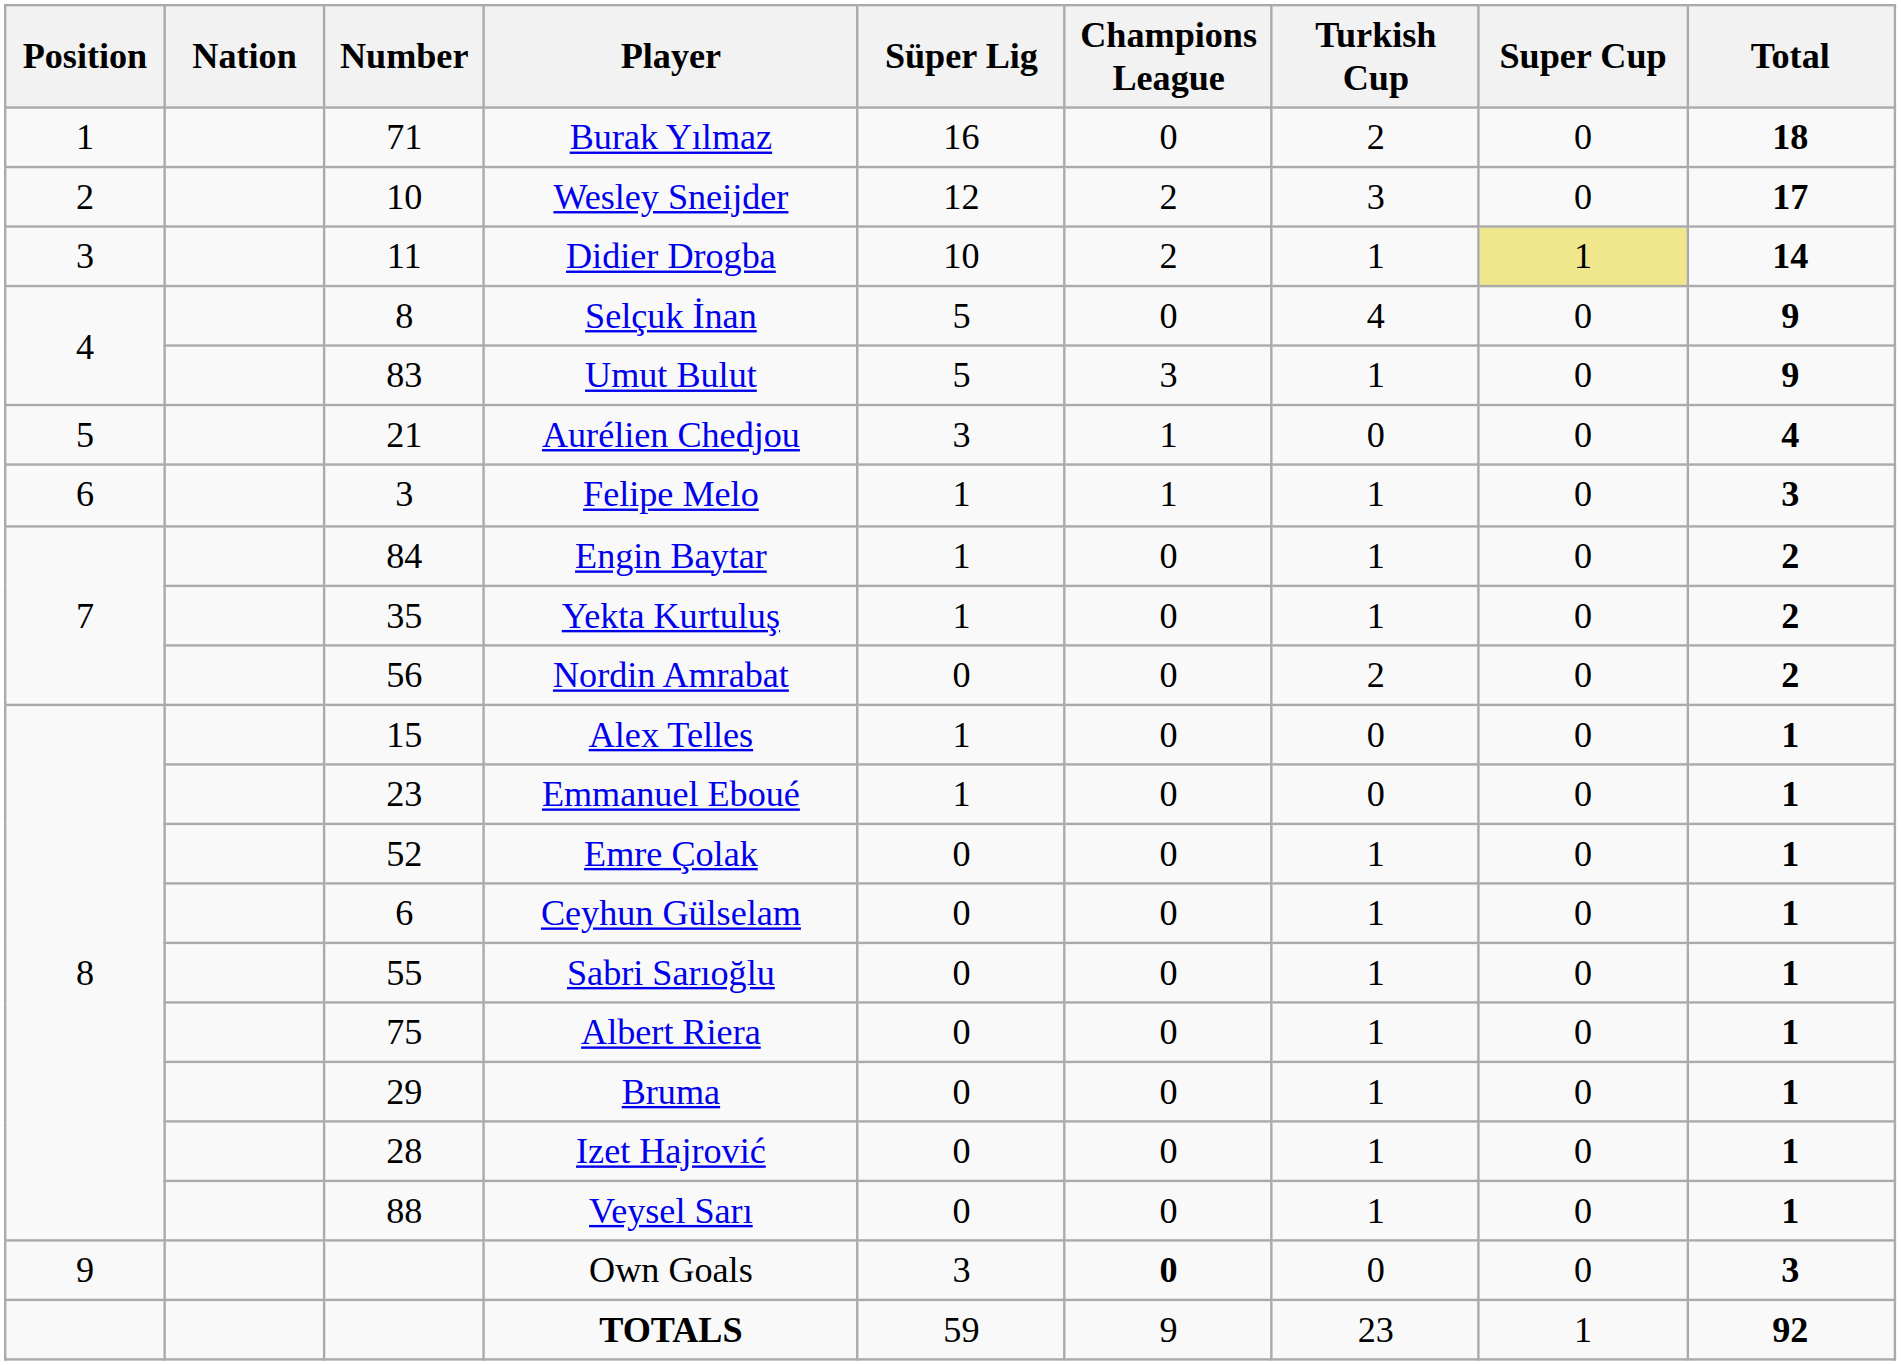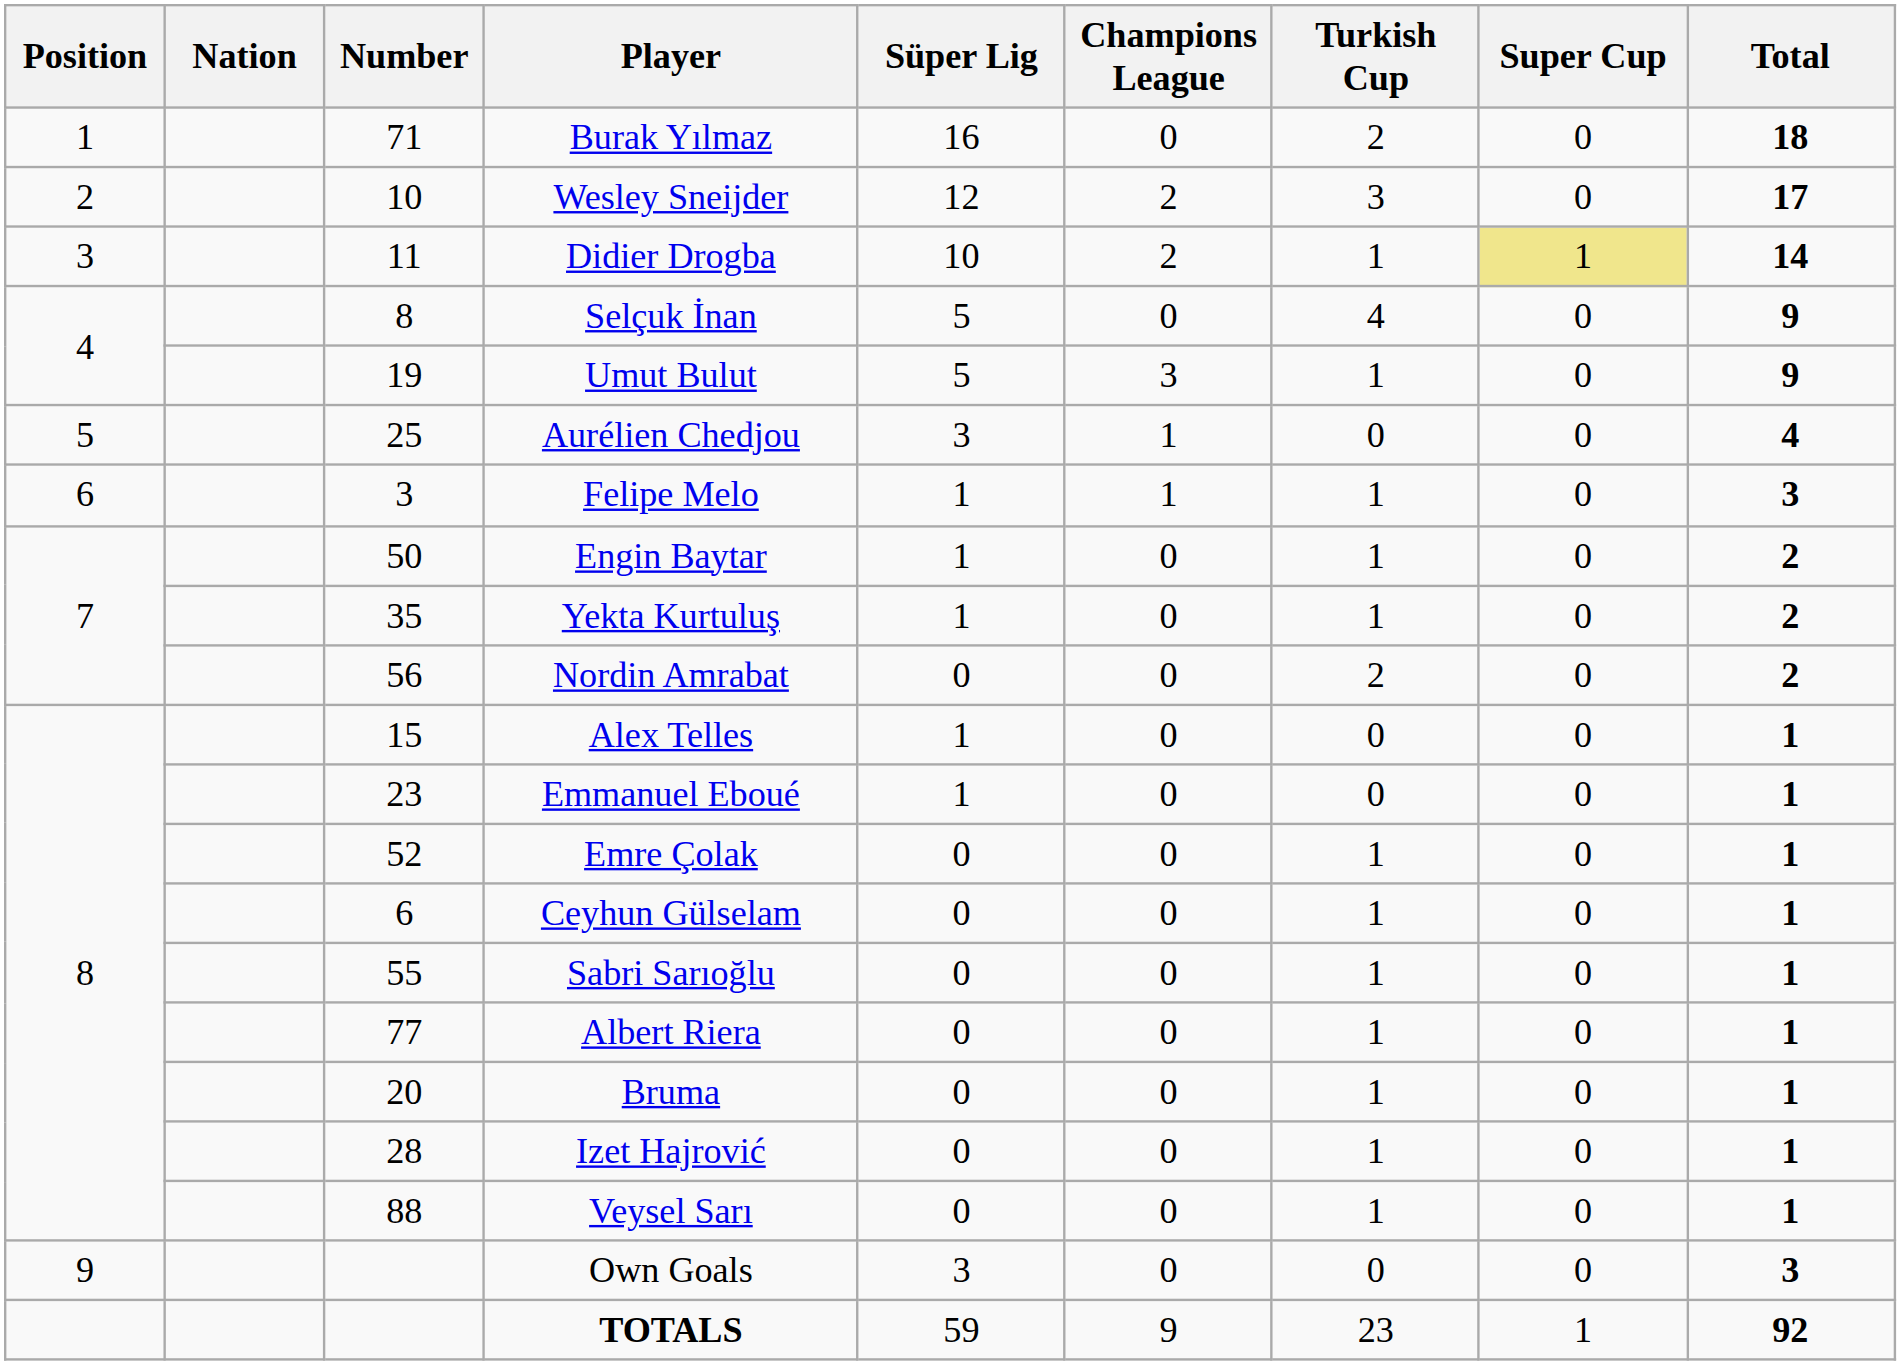(404, 375) 83 -> (404, 375) 19
(404, 435) 21 -> (404, 435) 25
(404, 554) 84 -> (404, 554) 50
(404, 1031) 75 -> (404, 1031) 77
(404, 1091) 29 -> (404, 1091) 20
(1169, 1270) bold -> (1169, 1270) normal
